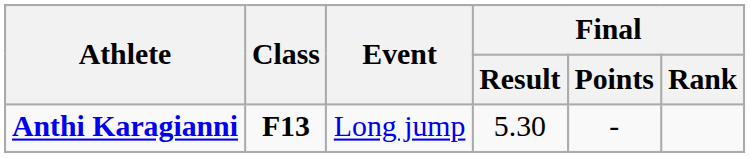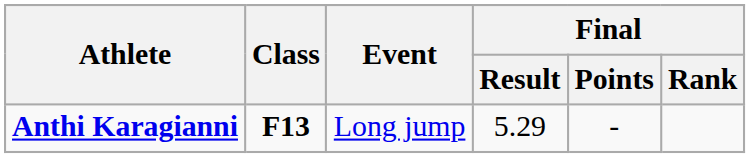(520, 127) 5.30 -> (520, 127) 5.29
